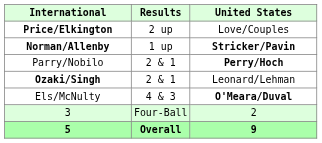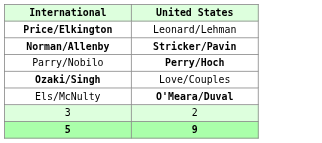- column: (161, 13)
(254, 29) Love/Couples -> (195, 29) Leonard/Lehman
(254, 80) Leonard/Lehman -> (195, 80) Love/Couples
